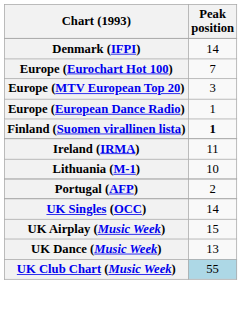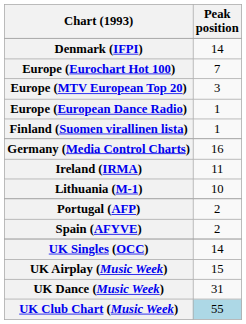(213, 128) bold -> (217, 128) normal
+ row: (99, 149)
+ row: (99, 229)
(213, 249) 13 -> (217, 289) 31
